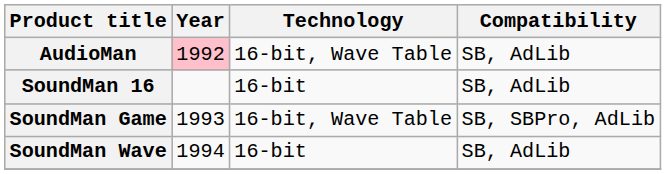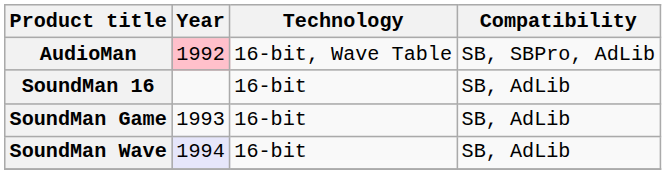(516, 54) SB, AdLib -> (558, 54) SB, SBPro, AdLib
(343, 120) 16-bit, Wave Table -> (271, 120) 16-bit
(558, 120) SB, SBPro, AdLib -> (516, 120) SB, AdLib
(201, 153) no background -> (201, 153) lavender background
